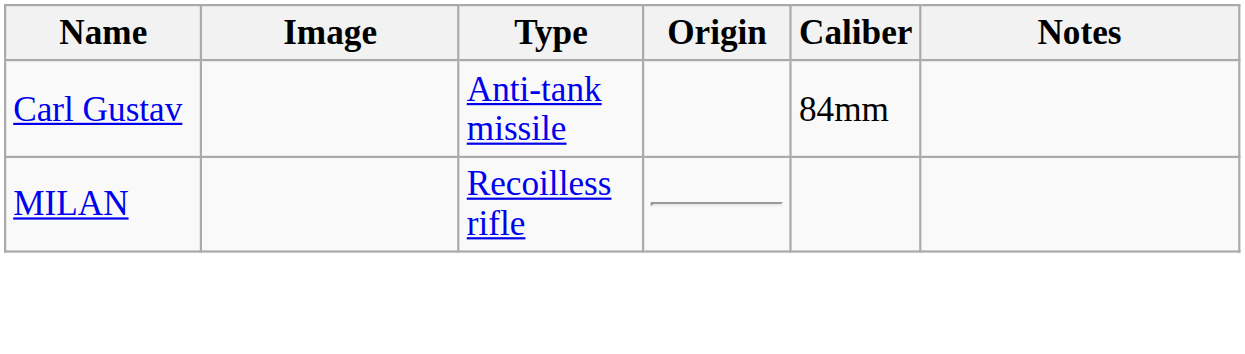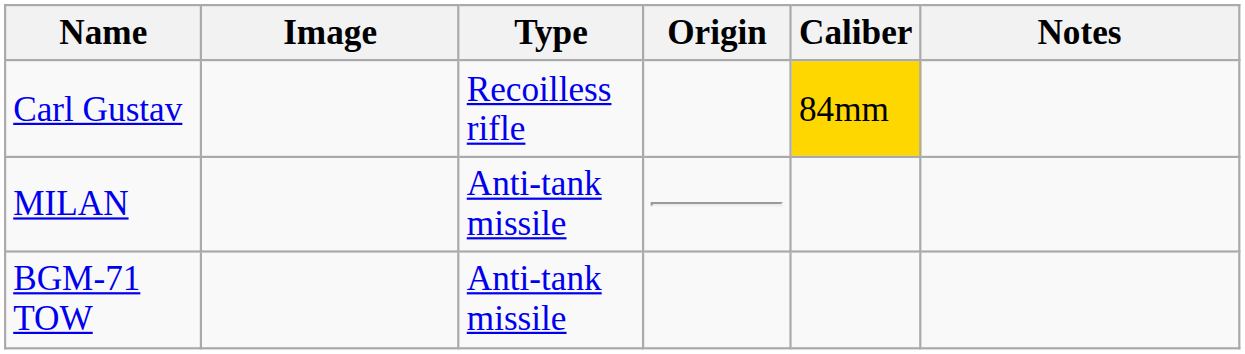(534, 108) Anti-tank missile -> (539, 108) Recoilless rifle
(844, 108) no background -> (844, 108) gold background
(539, 203) Recoilless rifle -> (534, 203) Anti-tank missile
+ row: (77, 298)
